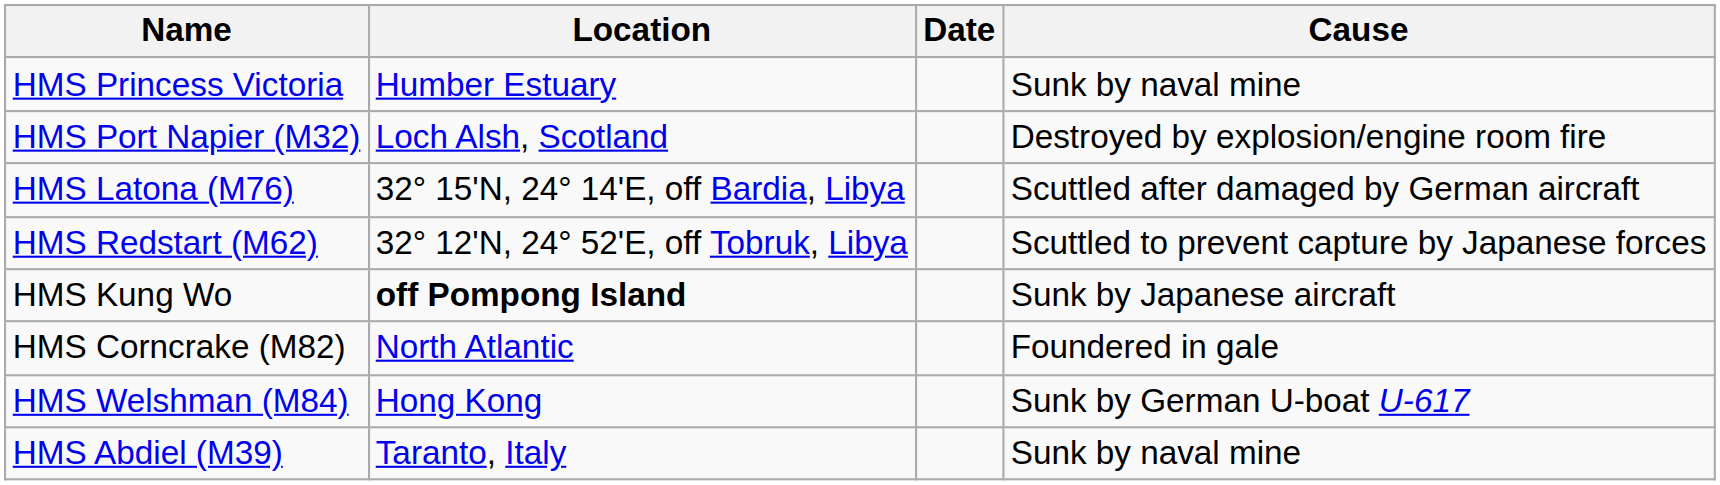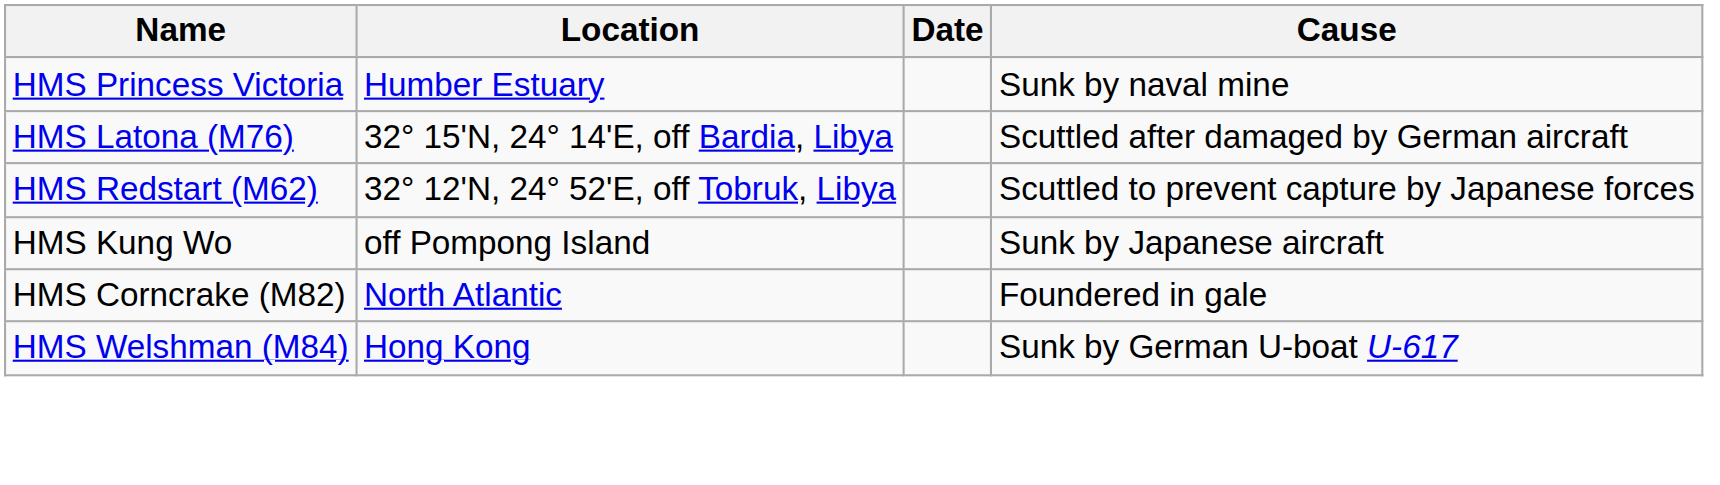- row: (187, 136)
(531, 294) bold -> (507, 242) normal
- row: (148, 453)
